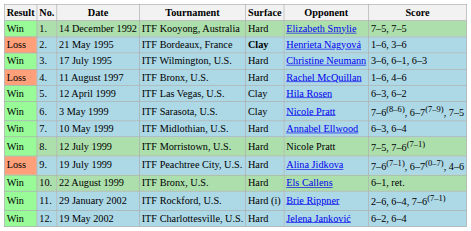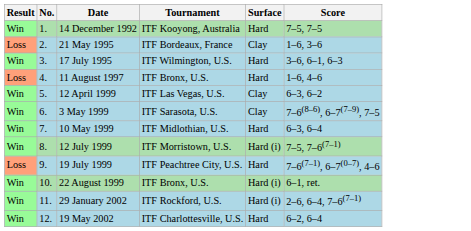- column: (326, 12)
(258, 45) bold -> (258, 45) normal
(258, 146) Hard -> (264, 146) Hard (i)
(258, 183) Hard -> (264, 183) Hard (i)
